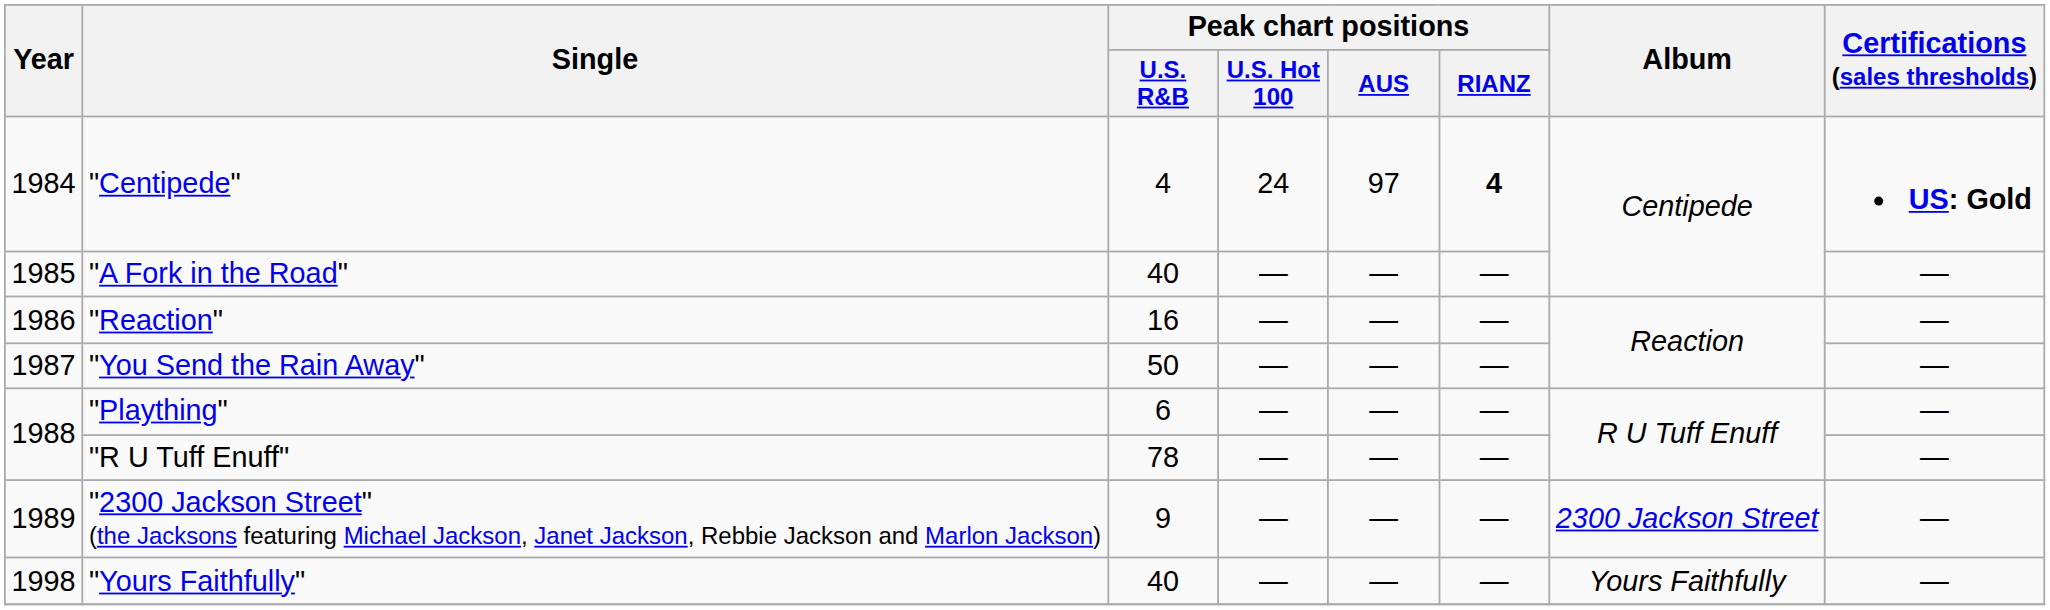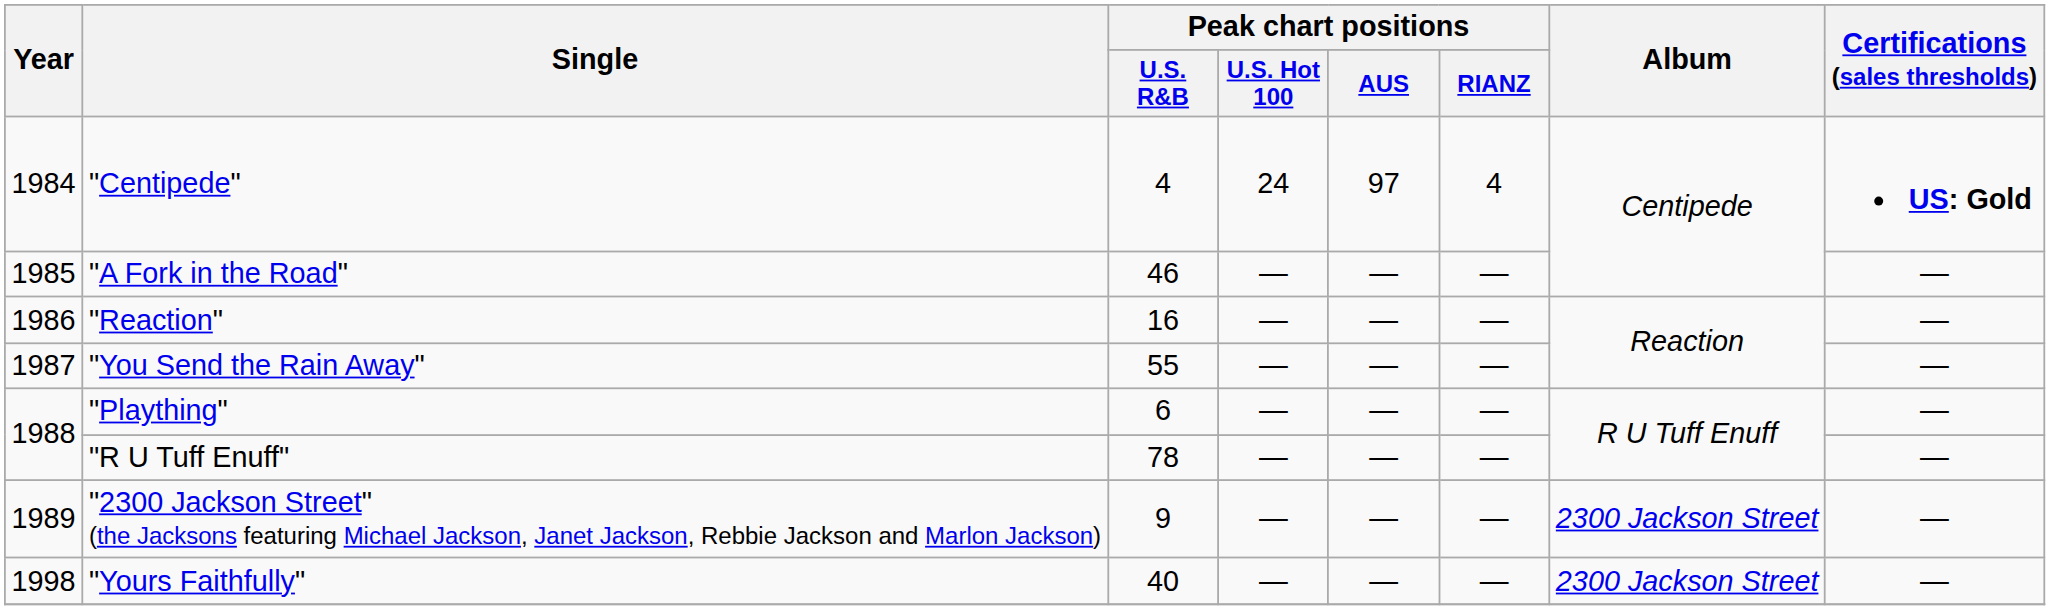(1494, 183) bold -> (1494, 183) normal
(1163, 274) 40 -> (1163, 274) 46
(1163, 365) 50 -> (1163, 365) 55
(1687, 580) Yours Faithfully -> (1687, 580) 2300 Jackson Street
